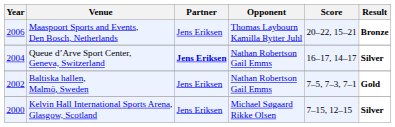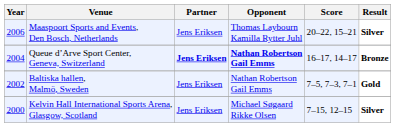(375, 32) Bronze -> (372, 32) Silver
(264, 58) normal -> (267, 58) bold
(372, 58) Silver -> (375, 58) Bronze
